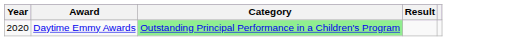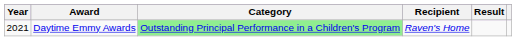+ column: (437, 12)
(18, 28) 2020 -> (18, 28) 2021
